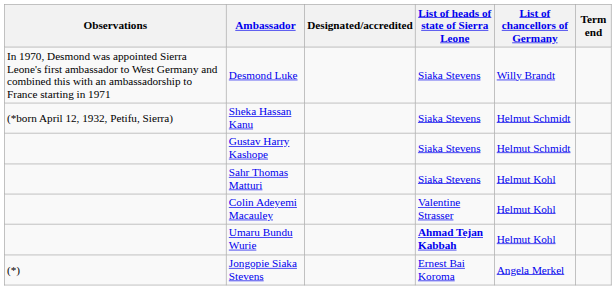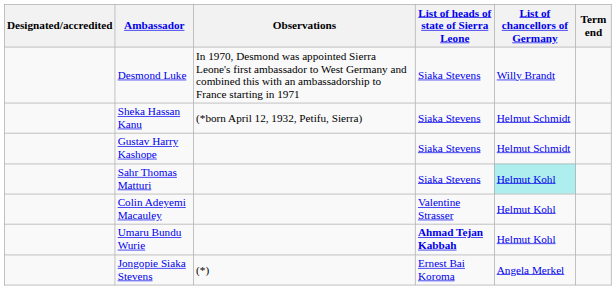columns swapped: (360, 25) <-> (115, 25)
(526, 178) no background -> (526, 178) paleturquoise background
